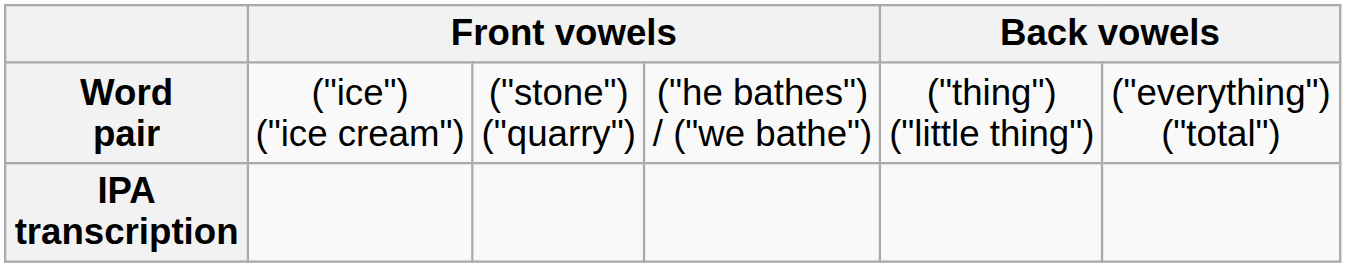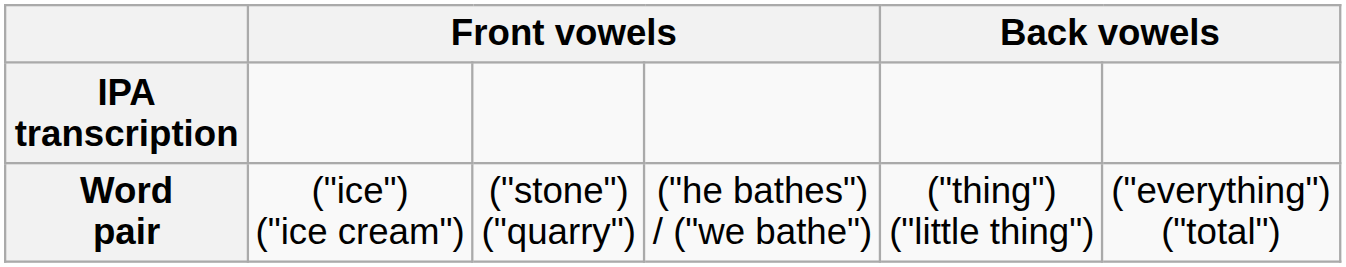rows swapped: (127, 112) <-> (127, 211)
